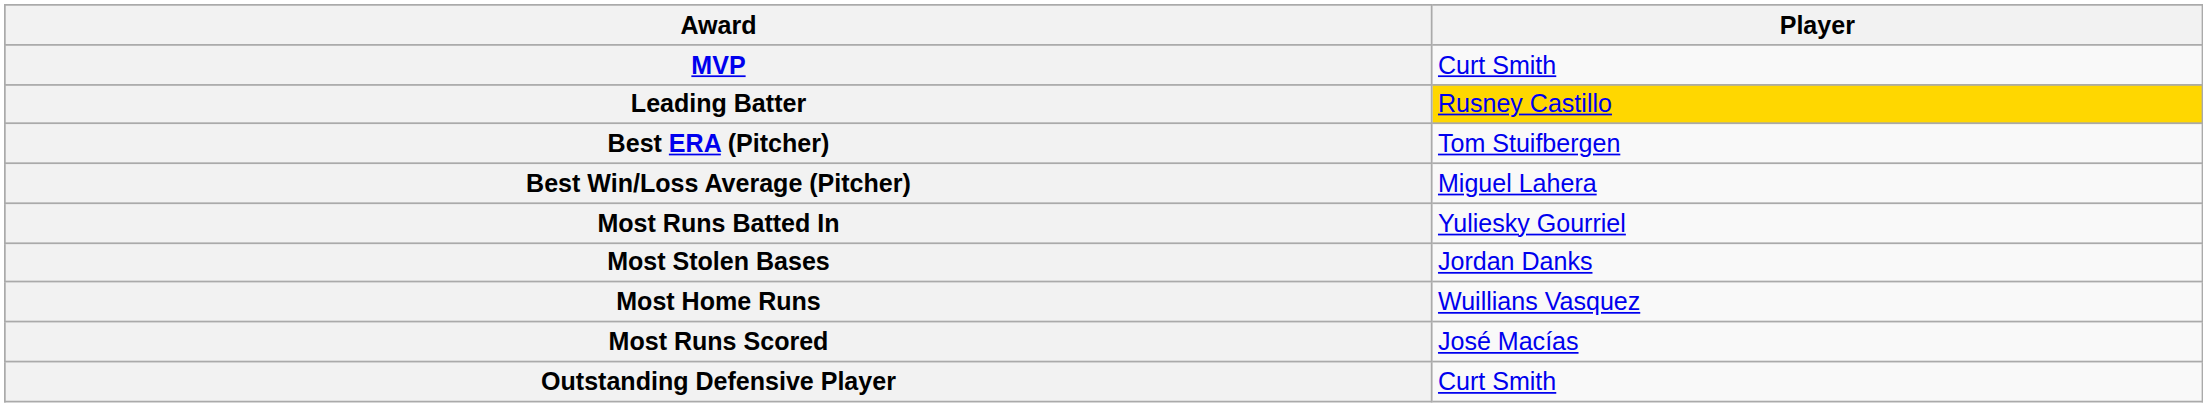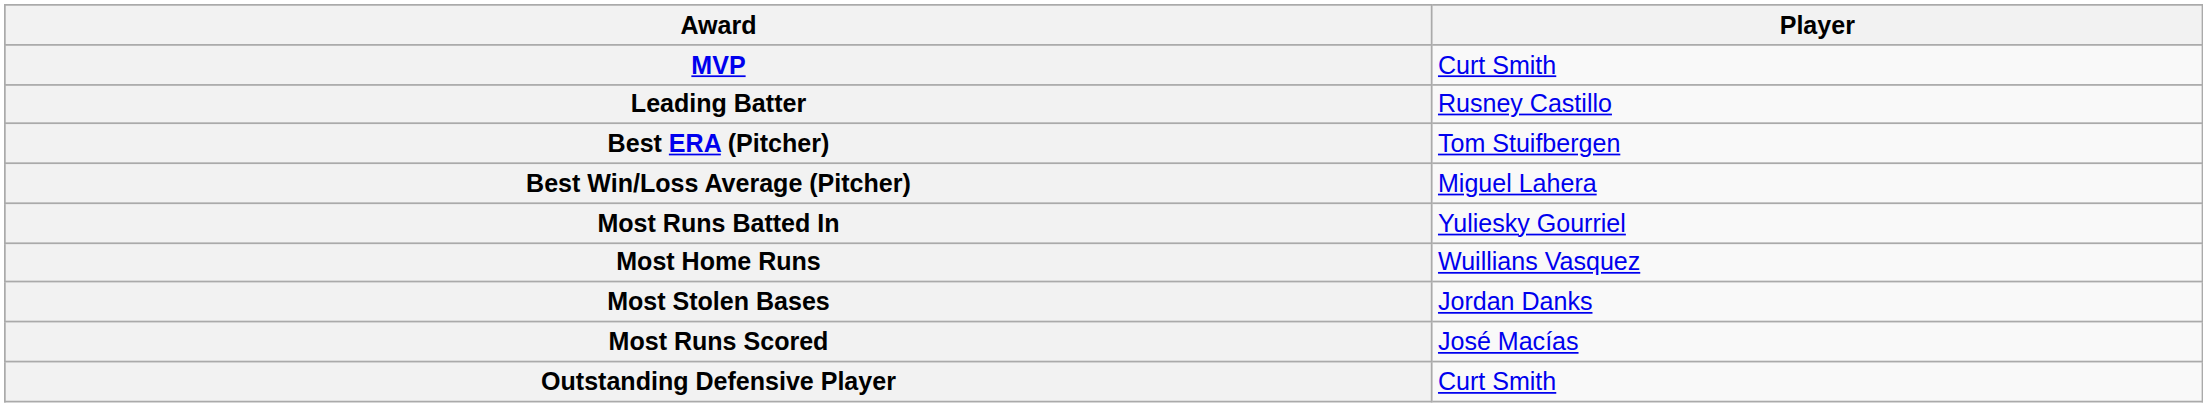(1525, 104) gold background -> (1525, 104) no background
rows swapped: (718, 302) <-> (718, 263)
